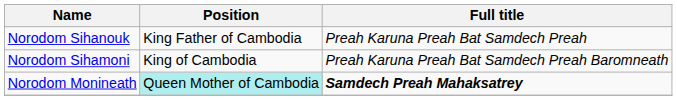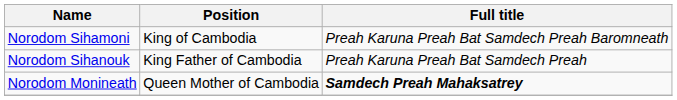rows swapped: (69, 60) <-> (69, 38)
(231, 83) paleturquoise background -> (231, 83) no background
